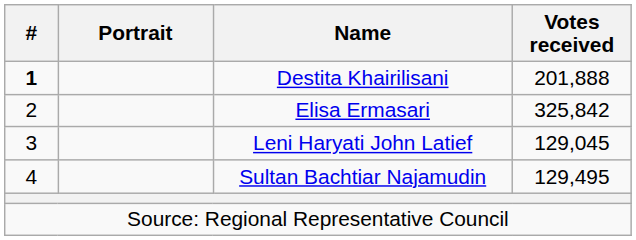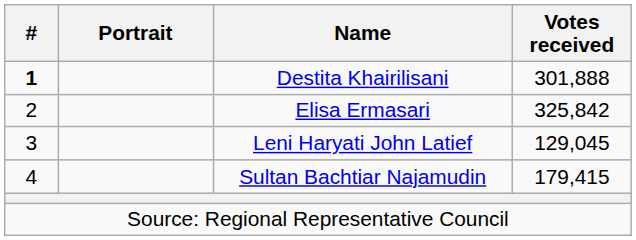(572, 78) 201,888 -> (572, 78) 301,888
(572, 177) 129,495 -> (572, 177) 179,415
